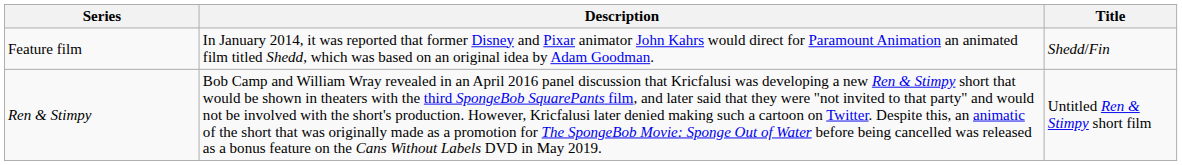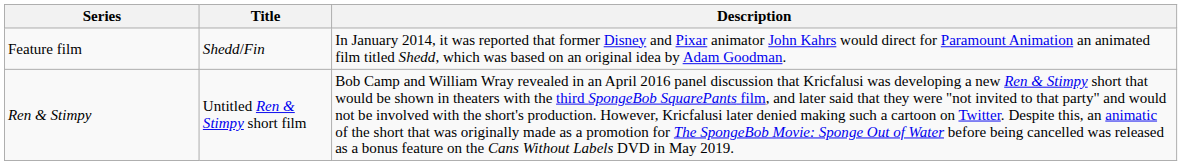columns swapped: (1111, 16) <-> (622, 16)
